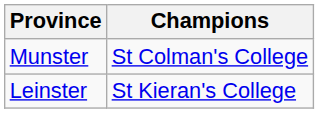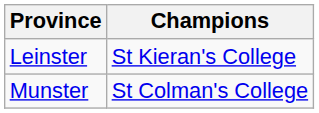rows swapped: (48, 90) <-> (49, 56)
